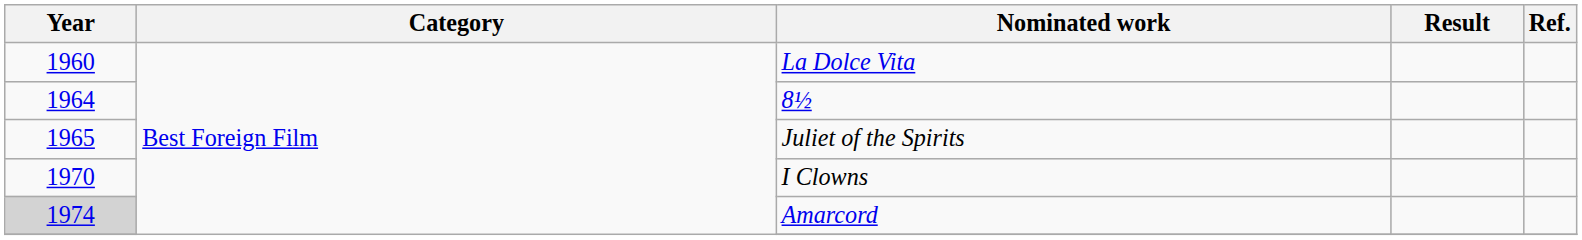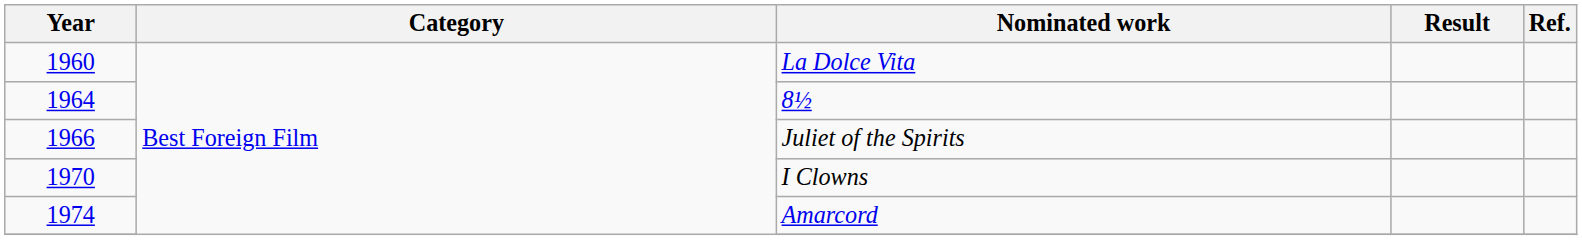(71, 138) 1965 -> (71, 138) 1966
(71, 215) lightgrey background -> (71, 215) no background
